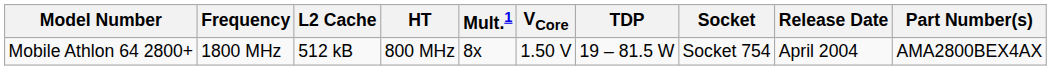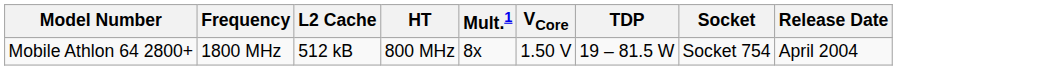- column: (969, 20)
